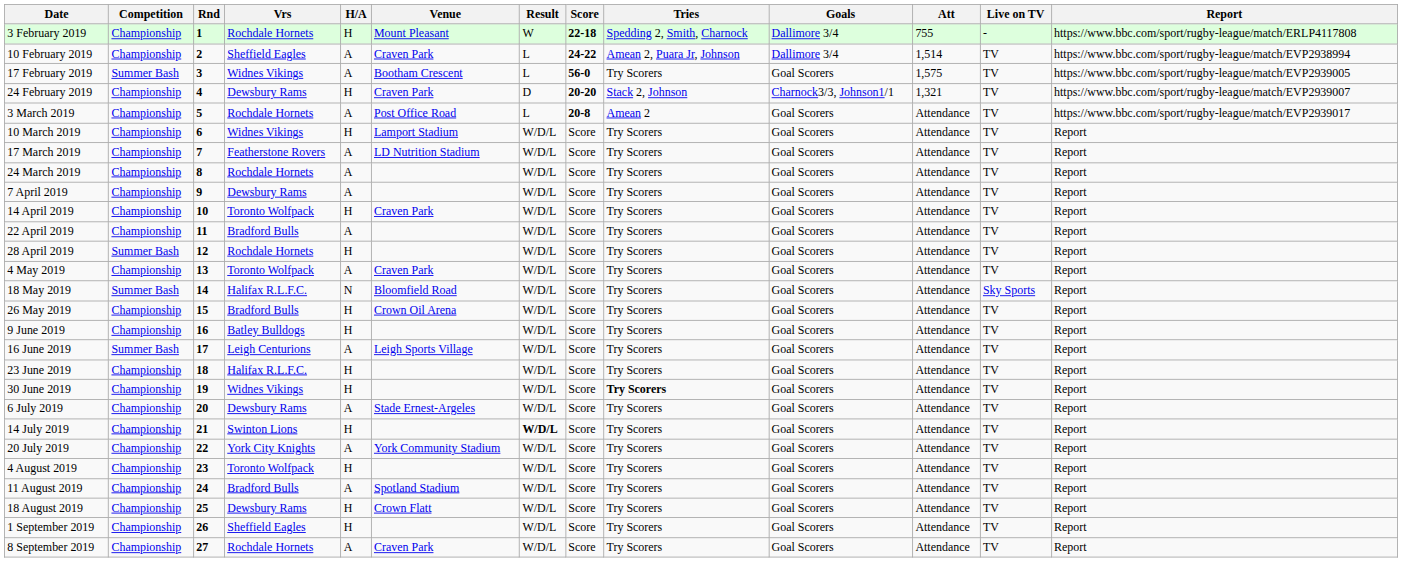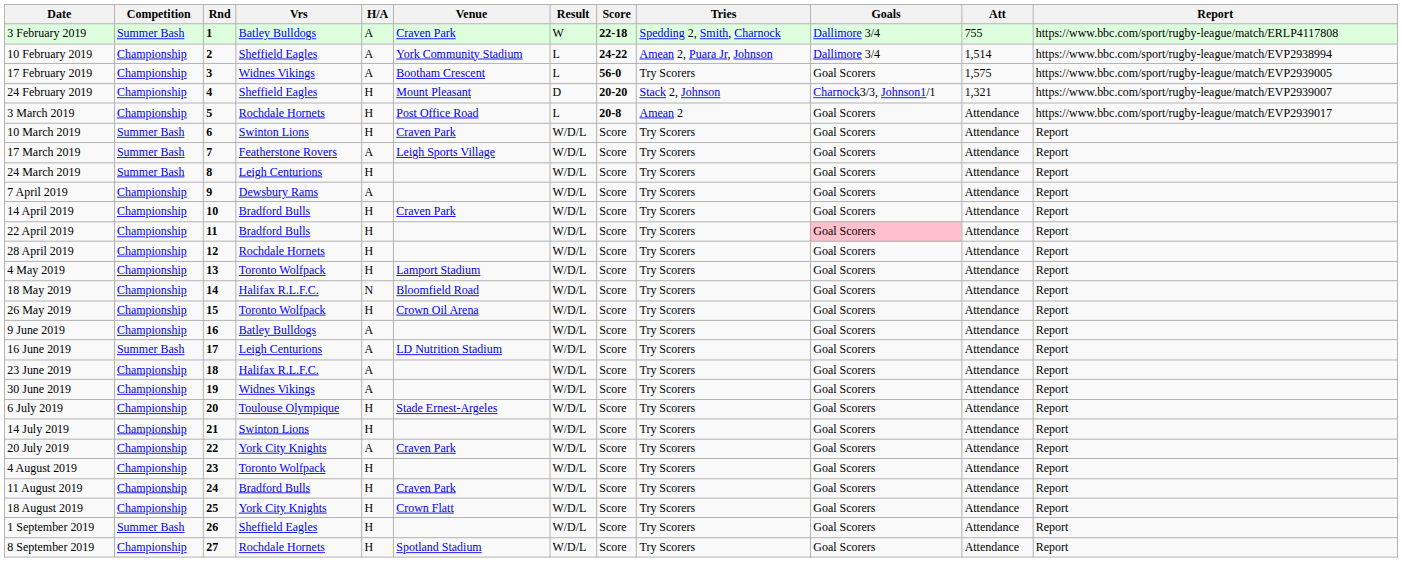- column: (1016, 13)
(146, 33) Championship -> (151, 33) Summer Bash
(270, 33) Rochdale Hornets -> (278, 33) Batley Bulldogs
(348, 33) H -> (369, 33) A
(411, 33) Mount Pleasant -> (426, 33) Craven Park
(404, 53) Craven Park -> (459, 53) York Community Stadium
(145, 73) Summer Bash -> (152, 73) Championship
(267, 92) Dewsbury Rams -> (278, 92) Sheffield Eagles
(404, 92) Craven Park -> (434, 92) Mount Pleasant
(348, 112) A -> (369, 112) H
(146, 132) Championship -> (151, 132) Summer Bash
(265, 132) Widnes Vikings -> (274, 132) Swinton Lions
(416, 132) Lamport Stadium -> (426, 132) Craven Park
(146, 152) Championship -> (151, 152) Summer Bash
(427, 152) LD Nutrition Stadium -> (446, 152) Leigh Sports Village
(146, 171) Championship -> (151, 171) Summer Bash
(270, 171) Rochdale Hornets -> (281, 171) Leigh Centurions
(348, 171) A -> (369, 171) H
(271, 211) Toronto Wolfpack -> (275, 211) Bradford Bulls
(348, 231) A -> (369, 231) H
(803, 231) no background -> (844, 231) pink background
(145, 250) Summer Bash -> (152, 250) Championship
(348, 270) A -> (369, 270) H
(404, 270) Craven Park -> (438, 270) Lamport Stadium
(145, 290) Summer Bash -> (152, 290) Championship
(263, 310) Bradford Bulls -> (282, 310) Toronto Wolfpack
(348, 329) H -> (369, 329) A
(423, 349) Leigh Sports Village -> (449, 349) LD Nutrition Stadium
(348, 369) H -> (369, 369) A
(348, 389) H -> (369, 389) A
(636, 389) bold -> (667, 389) normal
(267, 408) Dewsbury Rams -> (289, 408) Toulouse Olympique
(348, 408) A -> (369, 408) H
(540, 428) bold -> (569, 428) normal
(437, 448) York Community Stadium -> (426, 448) Craven Park
(348, 487) A -> (369, 487) H
(417, 487) Spotland Stadium -> (426, 487) Craven Park
(267, 507) Dewsbury Rams -> (283, 507) York City Knights
(146, 527) Championship -> (151, 527) Summer Bash
(348, 547) A -> (369, 547) H
(404, 547) Craven Park -> (439, 547) Spotland Stadium
